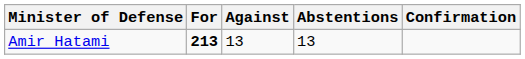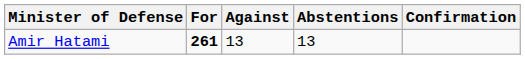(204, 42) 213 -> (204, 42) 261
